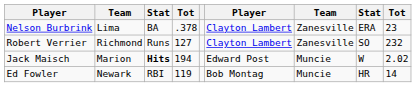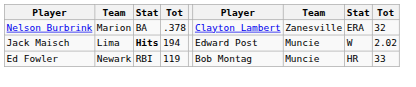(108, 28) Lima -> (114, 28) Marion
(391, 28) 23 -> (380, 28) 32
- row: (47, 43)
(114, 58) Marion -> (108, 43) Lima
(391, 74) 14 -> (380, 58) 33
